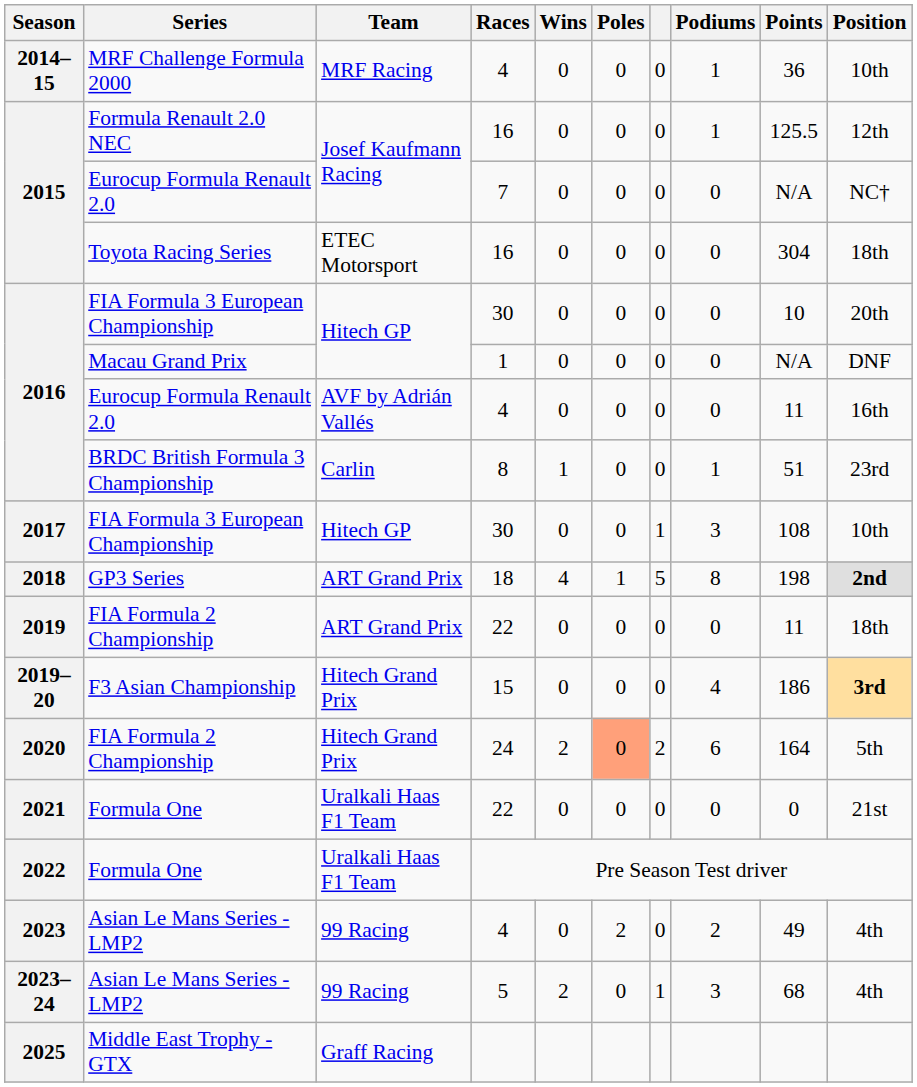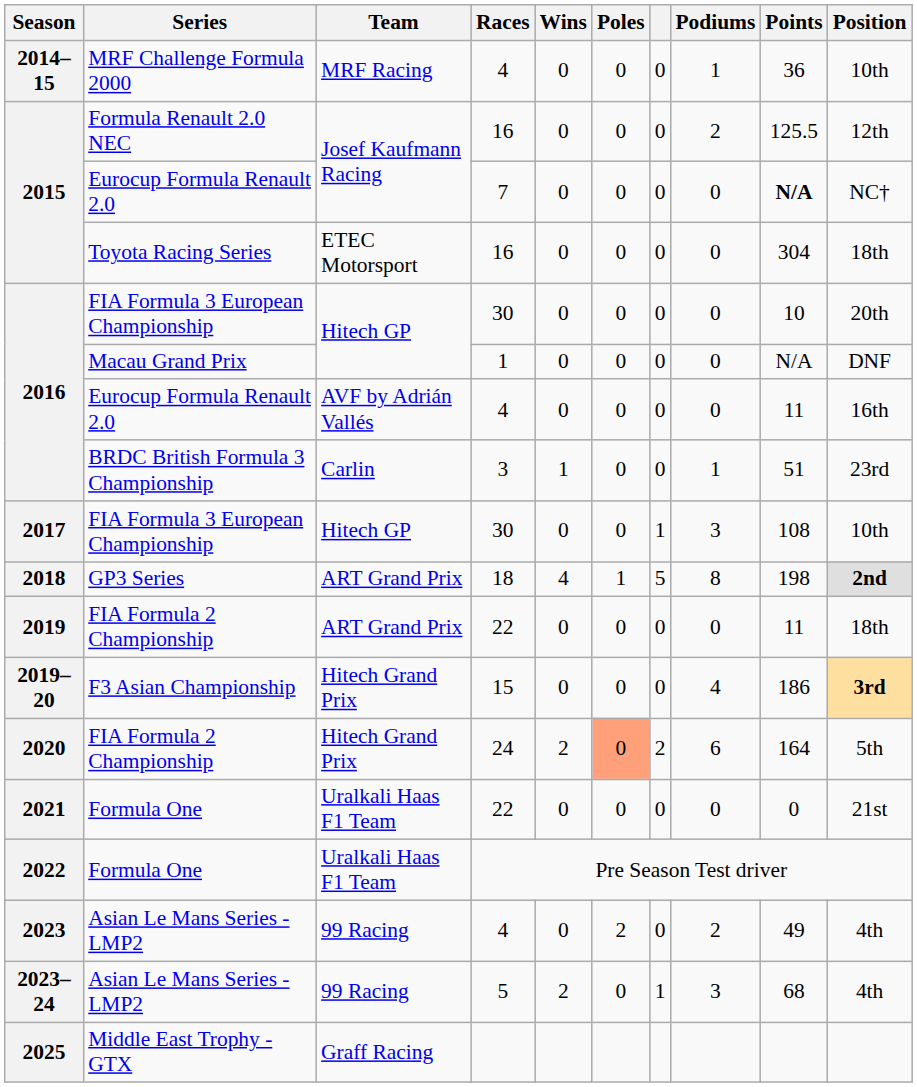(715, 131) 1 -> (715, 131) 2
(794, 192) normal -> (794, 192) bold
(503, 470) 8 -> (503, 470) 3
